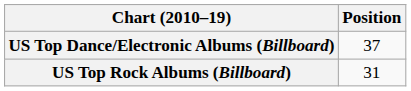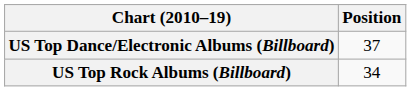(372, 72) 31 -> (372, 72) 34
